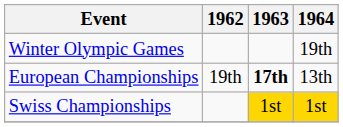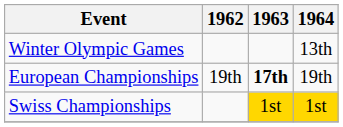(316, 48) 19th -> (316, 48) 13th
(316, 77) 13th -> (316, 77) 19th
